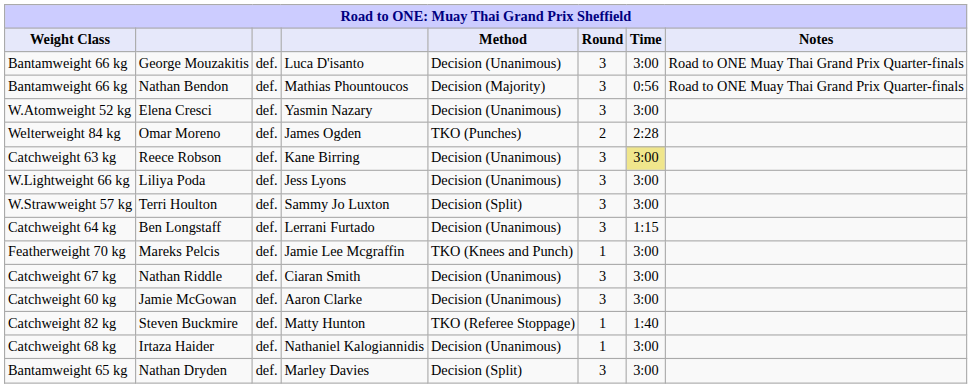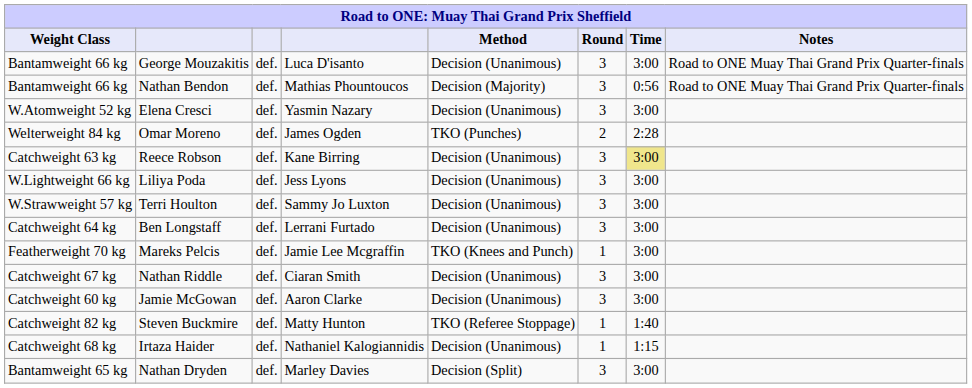(477, 205) Decision (Split) -> (496, 205) Decision (Unanimous)
(646, 228) 1:15 -> (646, 228) 3:00
(646, 346) 3:00 -> (646, 346) 1:15
